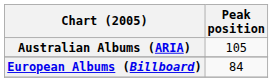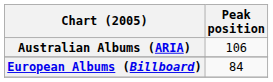(236, 47) 105 -> (236, 47) 106
